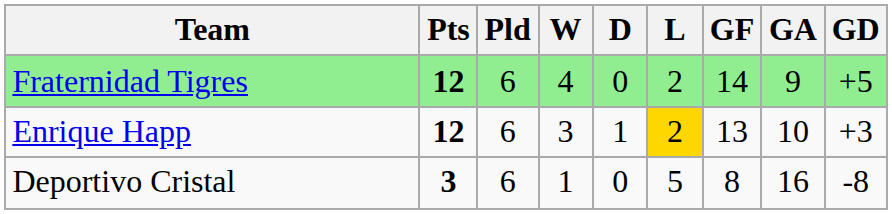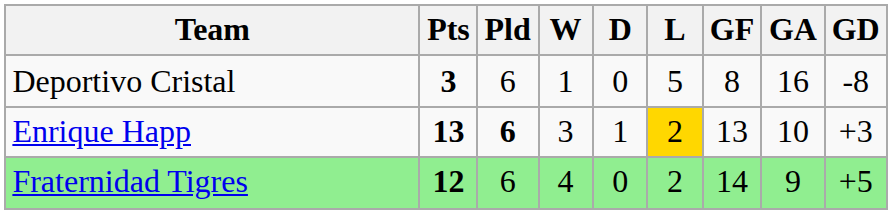rows swapped: (130, 80) <-> (124, 182)
(448, 131) 12 -> (448, 131) 13
(508, 131) normal -> (508, 131) bold
